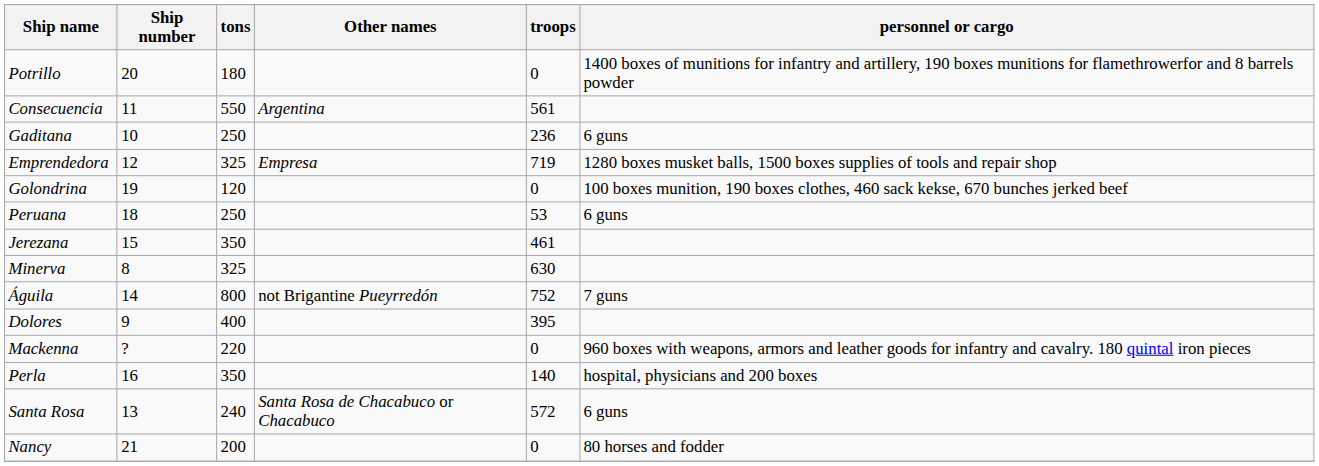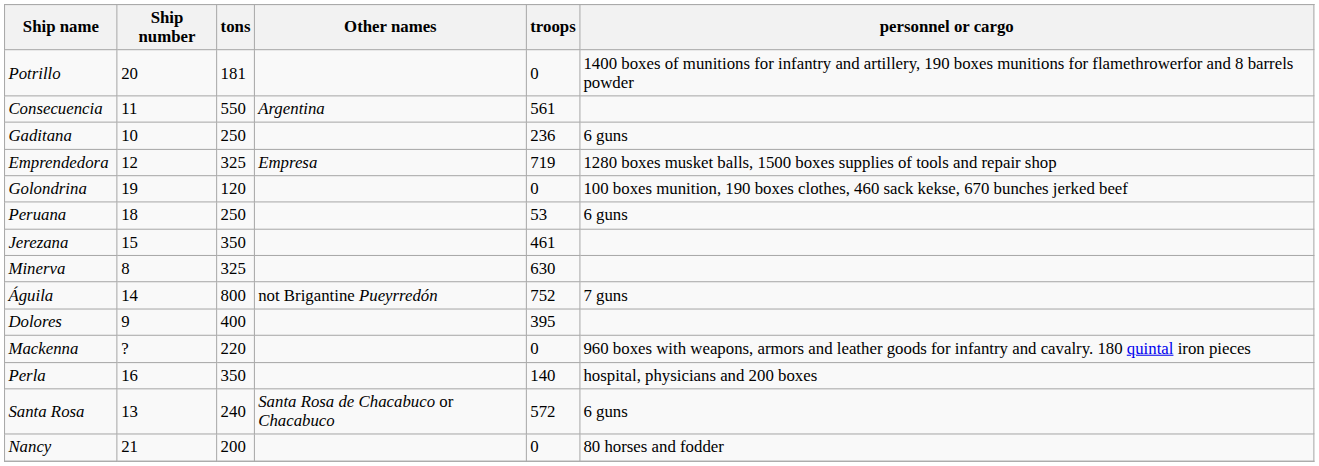(233, 72) 180 -> (233, 72) 181
